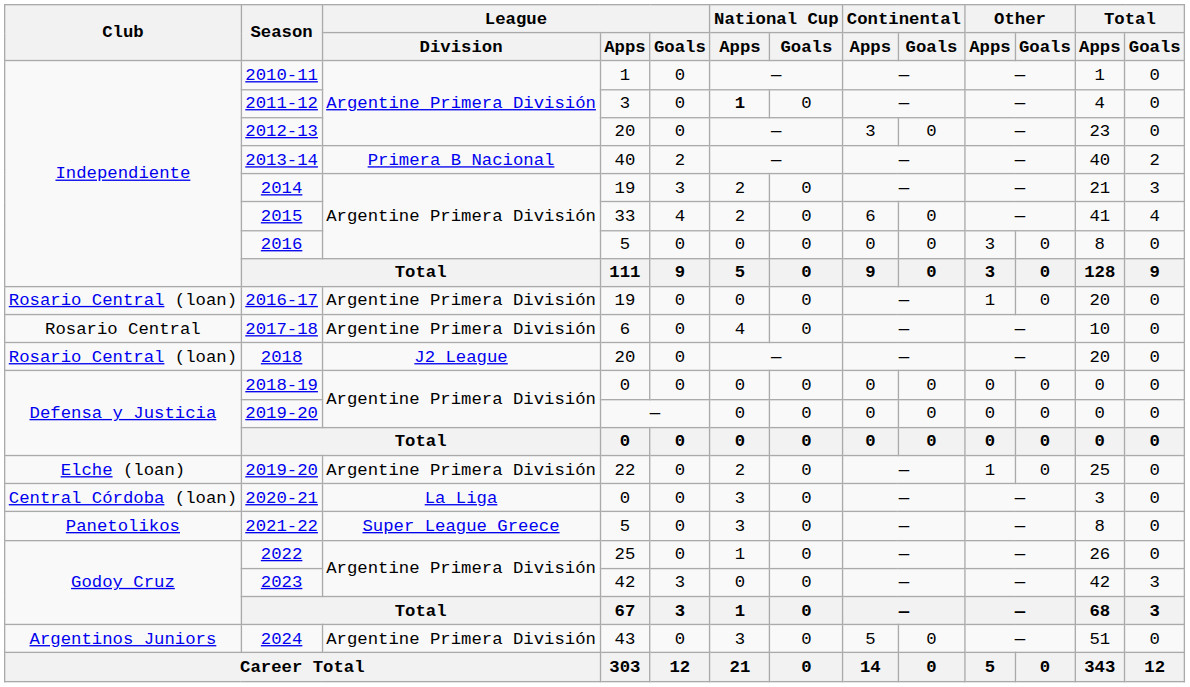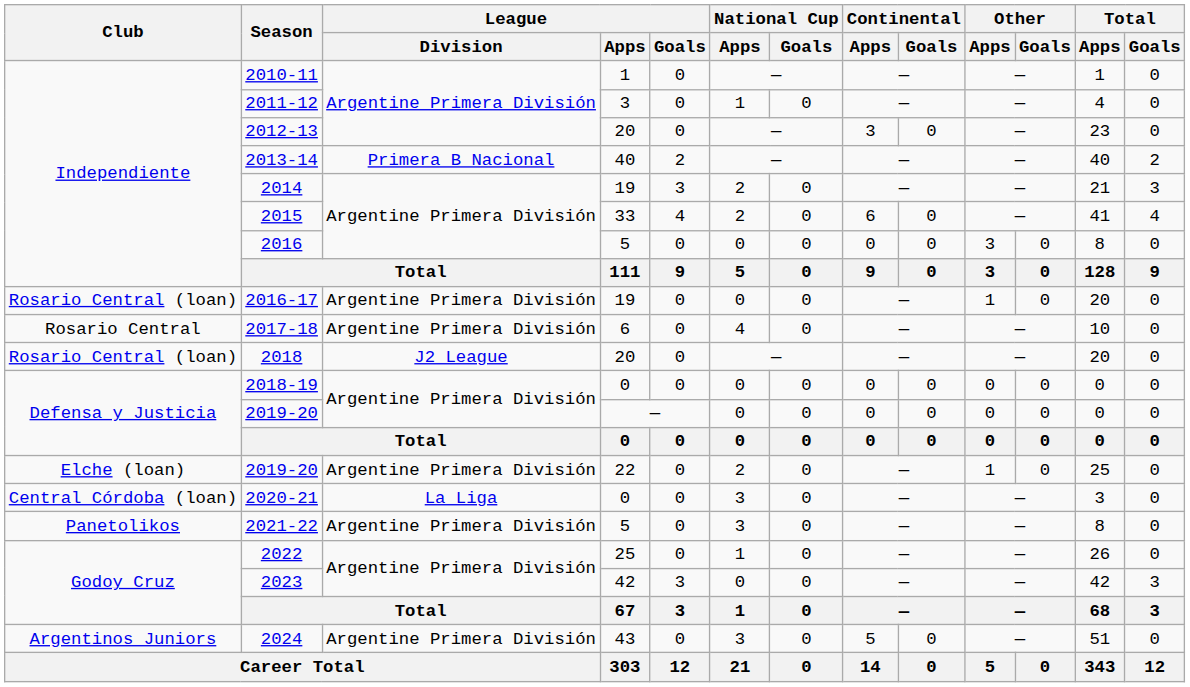(740, 103) bold -> (740, 103) normal
(461, 526) Super League Greece -> (461, 526) Argentine Primera División
